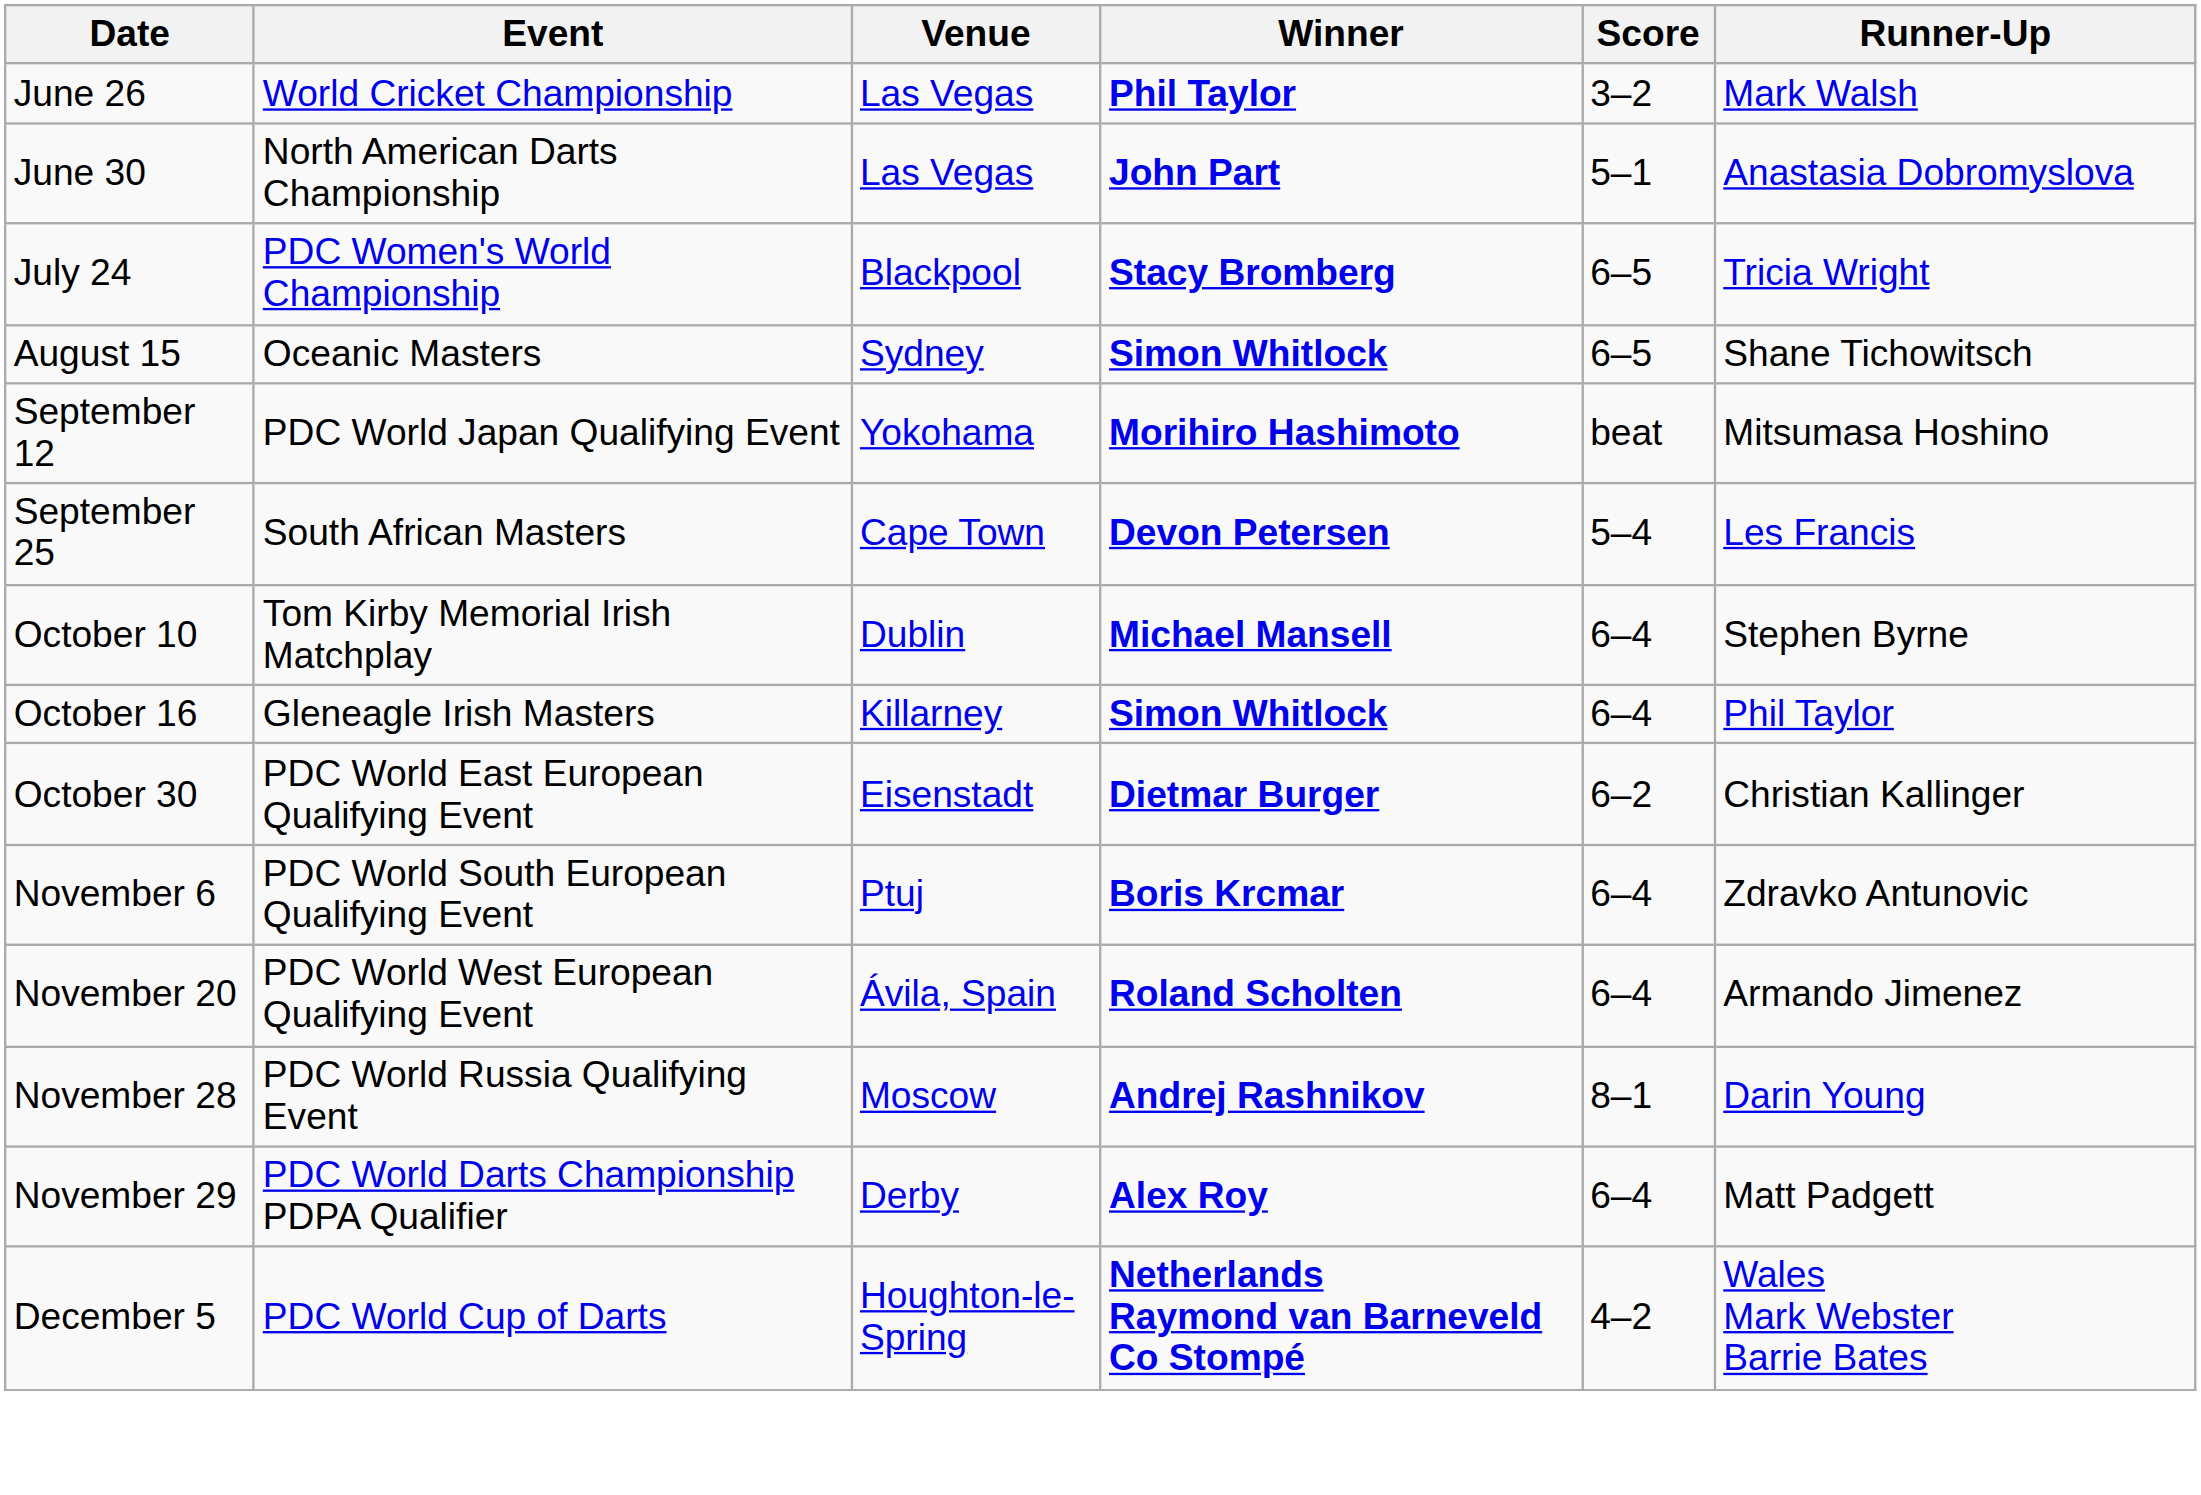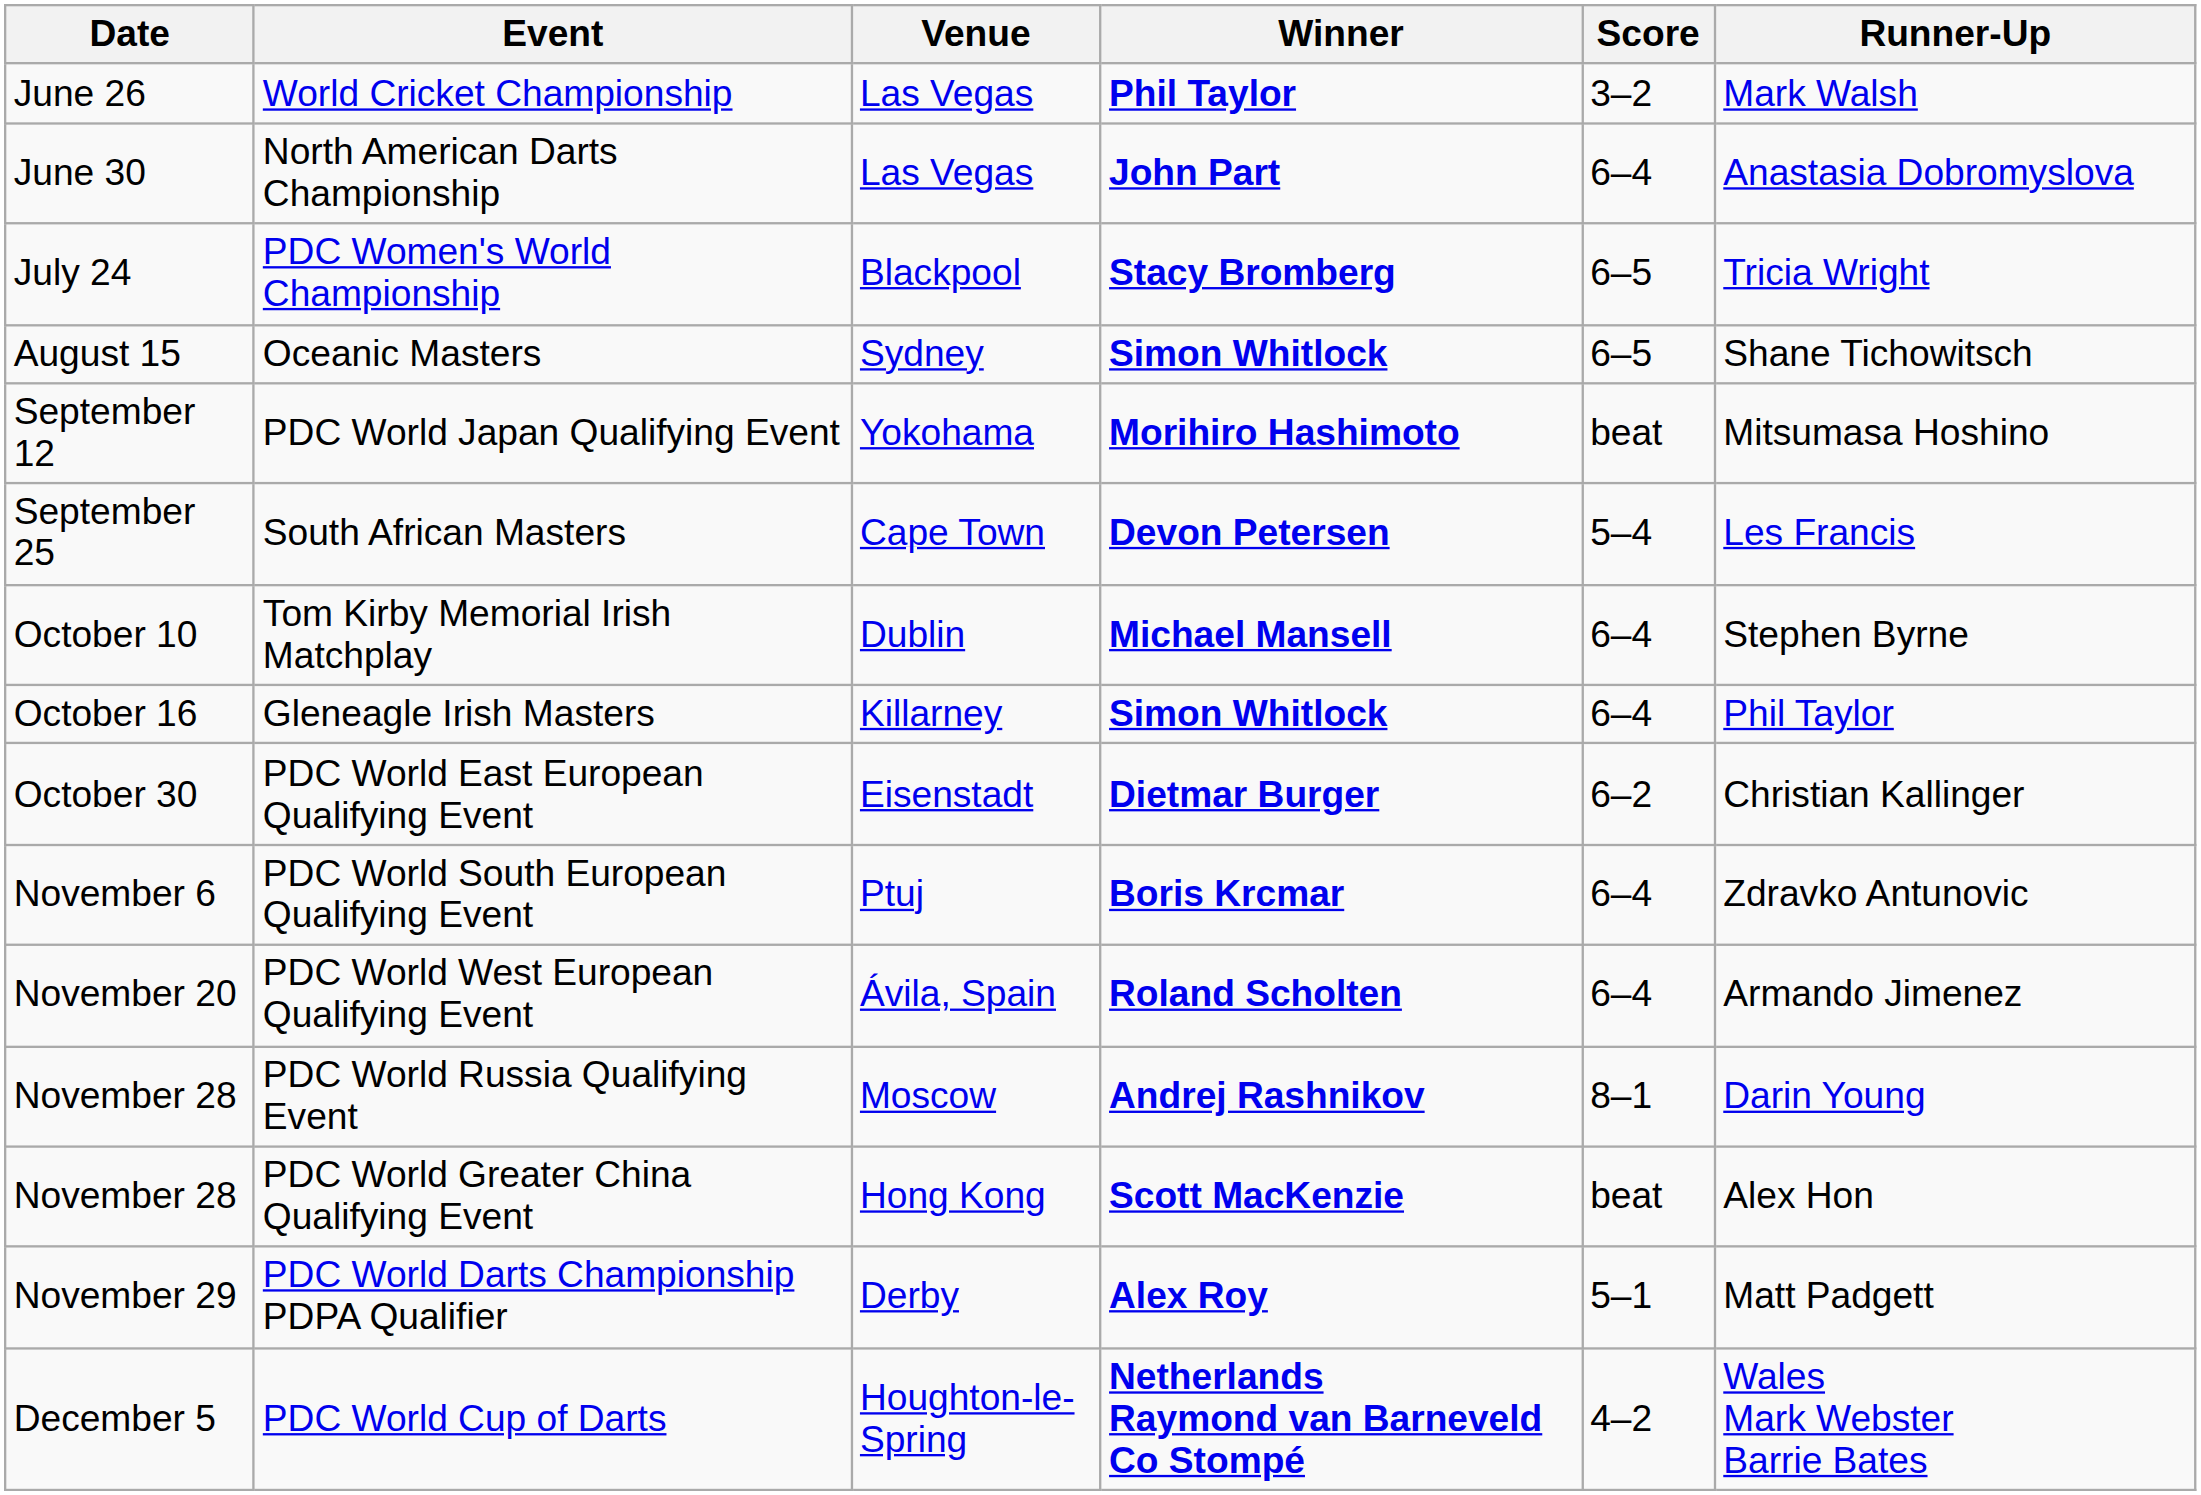(1621, 172) 5–1 -> (1621, 172) 6–4
+ row: (477, 1195)
(1621, 1195) 6–4 -> (1621, 1296) 5–1
